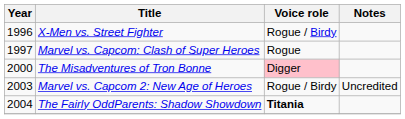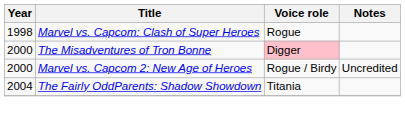- row: (100, 31)
(20, 50) 1997 -> (20, 31) 1998
(20, 86) 2003 -> (20, 68) 2000
(285, 104) bold -> (284, 86) normal
